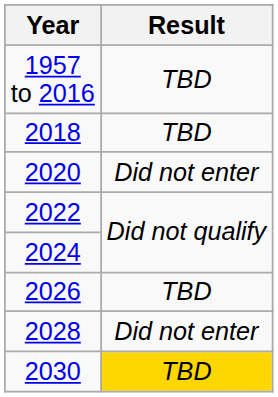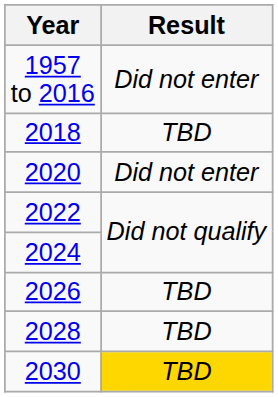(186, 79) TBD -> (186, 79) Did not enter
(186, 332) Did not enter -> (186, 332) TBD
